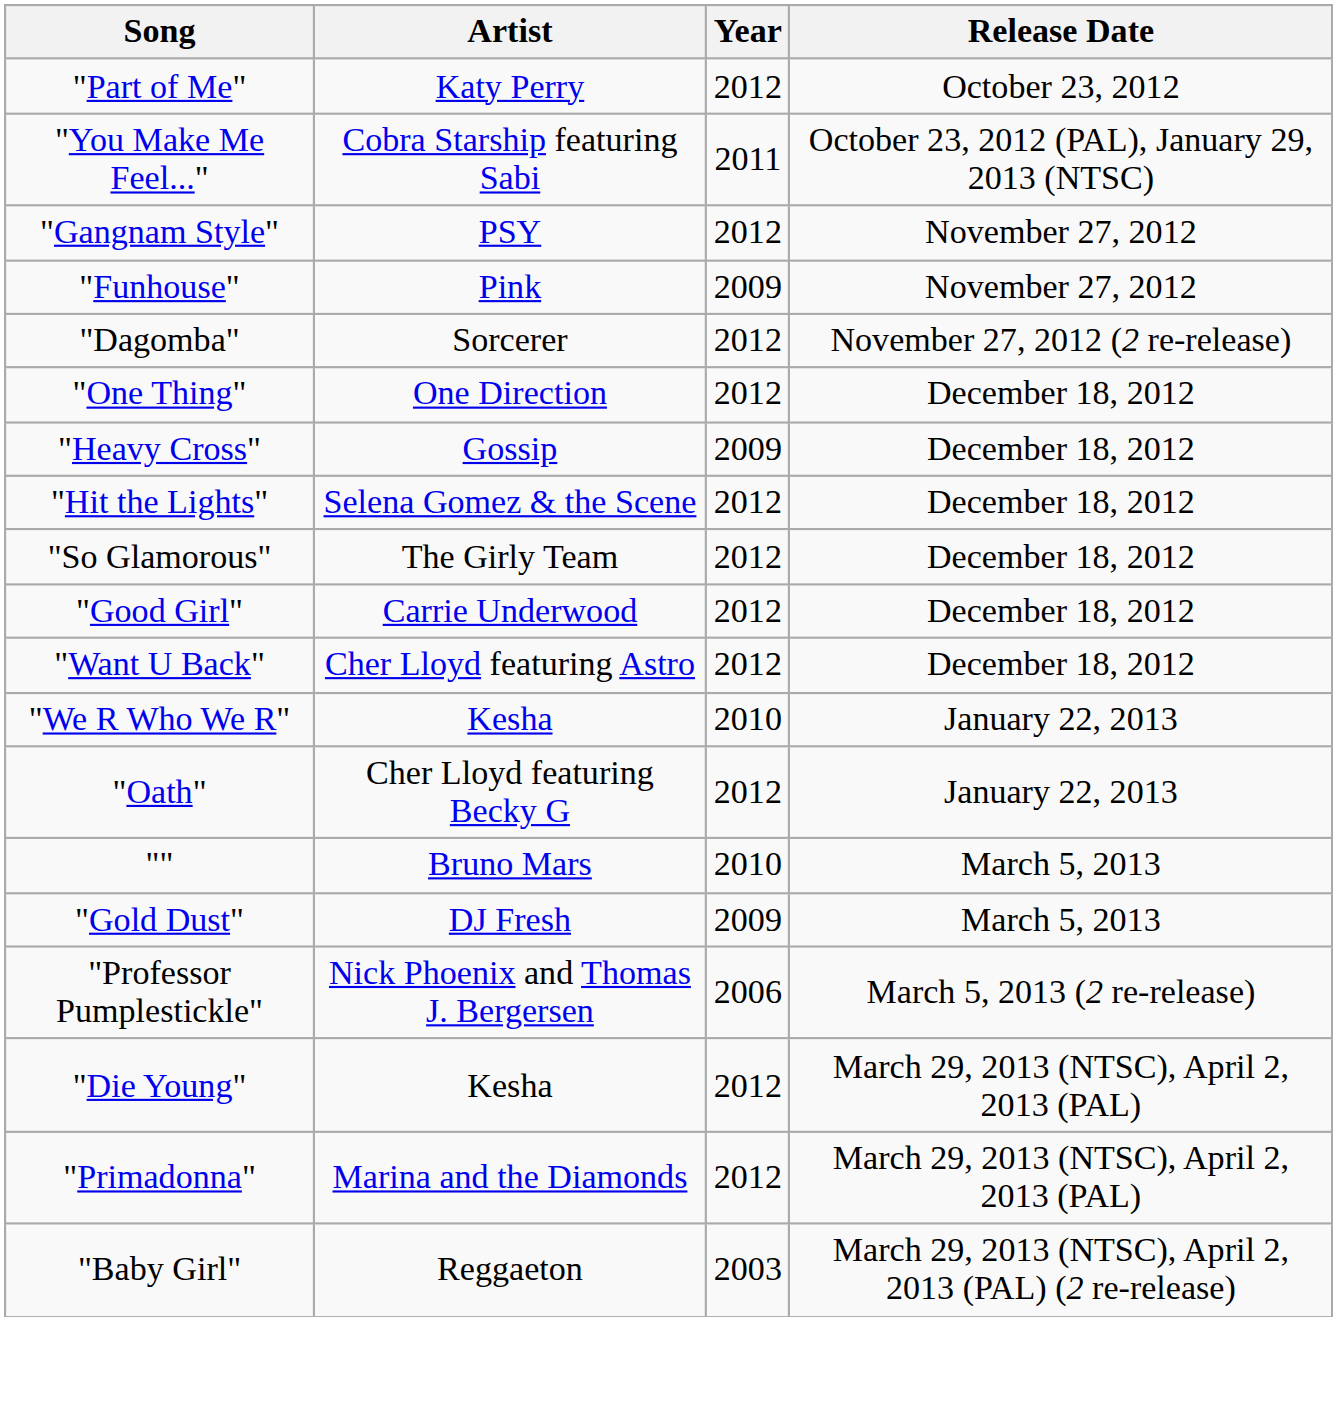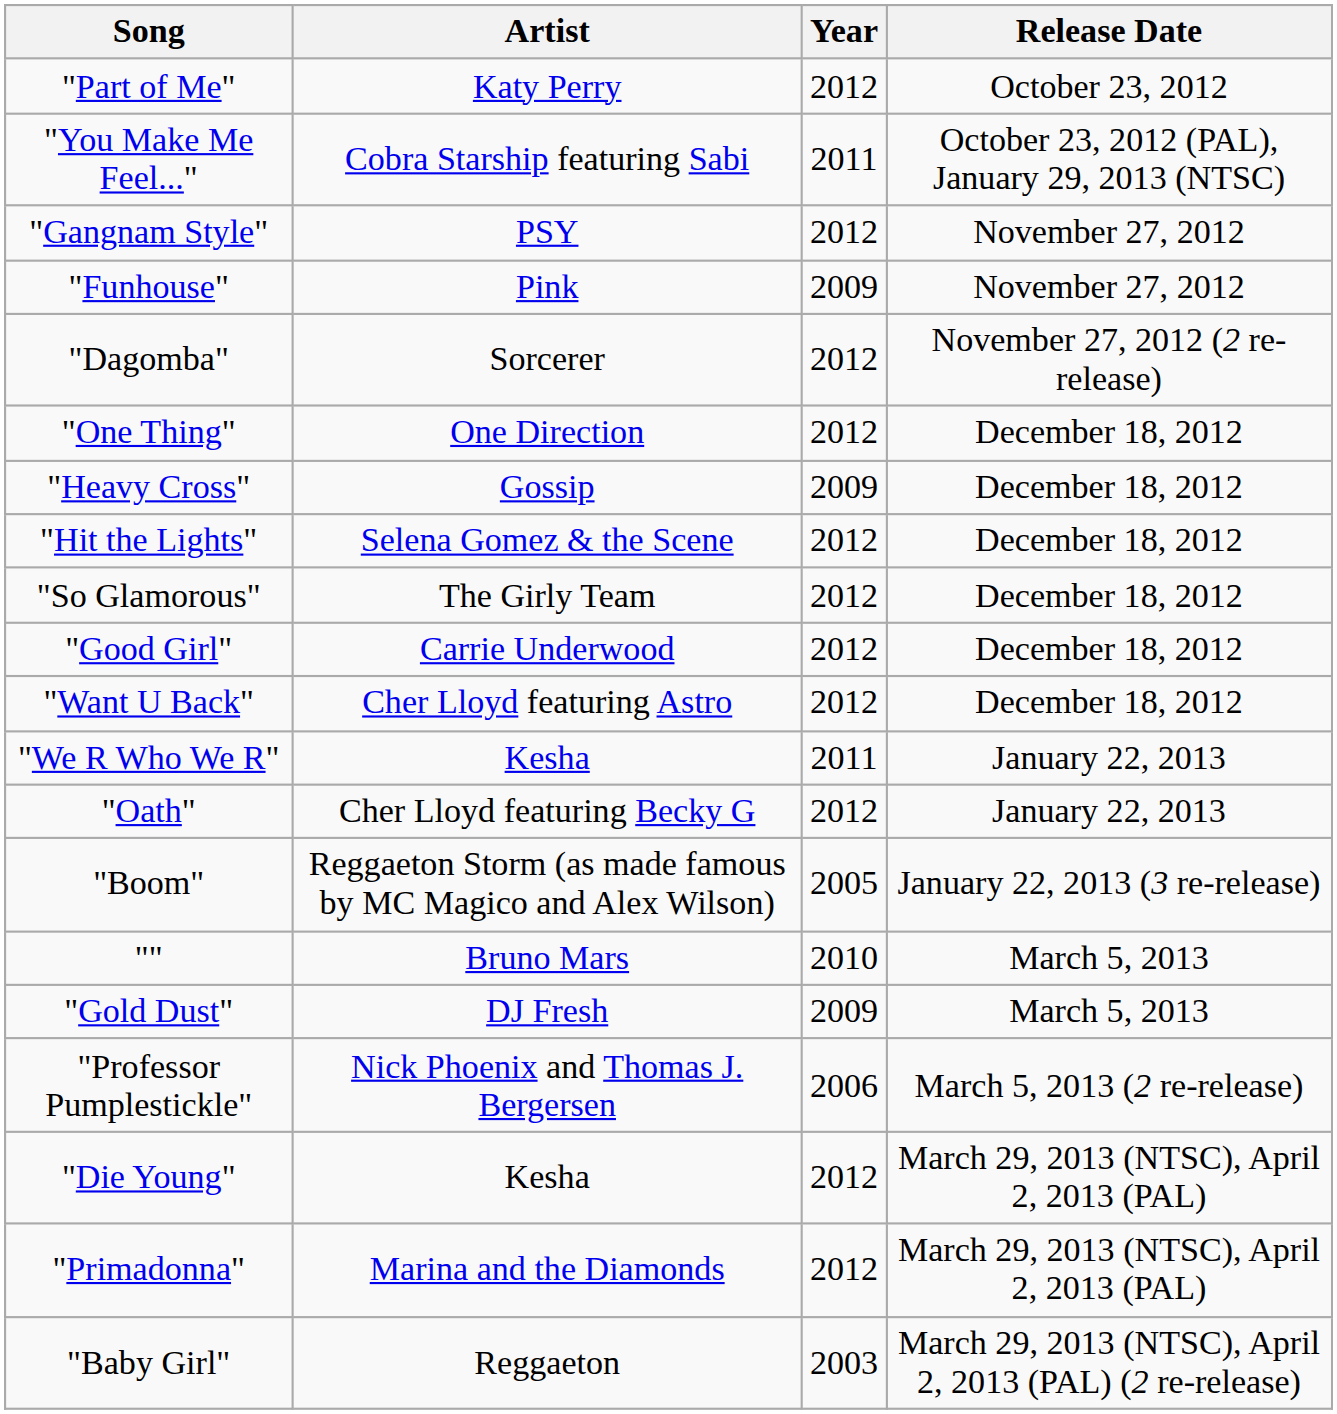(748, 718) 2010 -> (844, 756) 2011
+ row: (149, 884)
